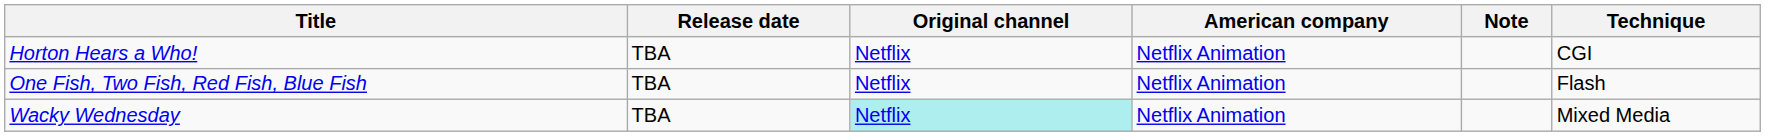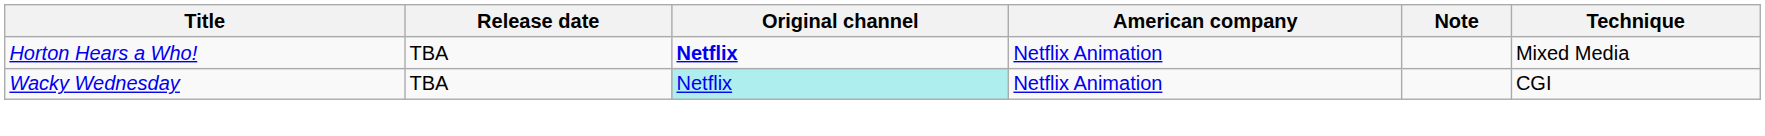(883, 53) normal -> (707, 53) bold
(1574, 53) CGI -> (1573, 53) Mixed Media
- row: (188, 84)
(1613, 116) Mixed Media -> (1534, 84) CGI
